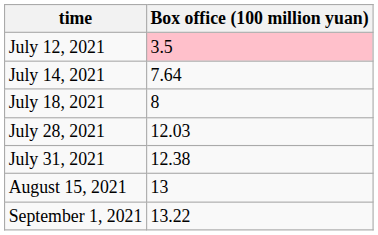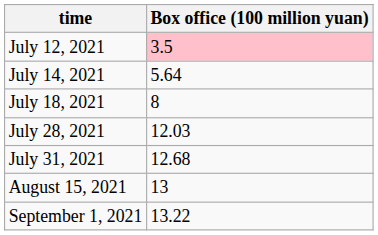(166, 74) 7.64 -> (166, 74) 5.64
(170, 159) 12.38 -> (170, 159) 12.68
